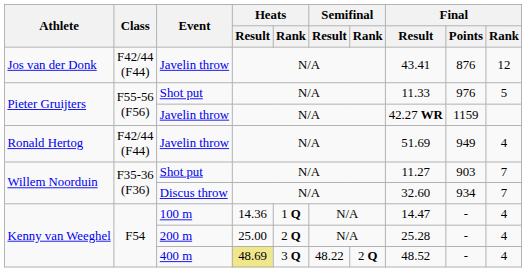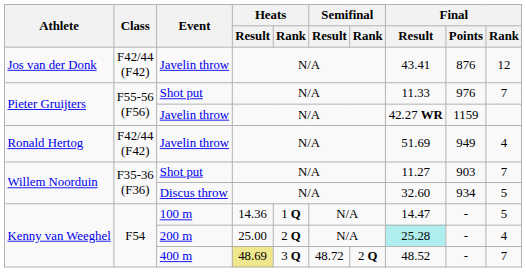(135, 65) F42/44 (F44) -> (135, 65) F42/44 (F42)
(504, 94) 5 -> (504, 94) 7
(135, 143) F42/44 (F44) -> (135, 143) F42/44 (F42)
(504, 193) 7 -> (504, 193) 5
(504, 214) 4 -> (504, 214) 5
(416, 235) no background -> (416, 235) paleturquoise background
(329, 257) 48.22 -> (329, 257) 48.72
(504, 257) 4 -> (504, 257) 7
